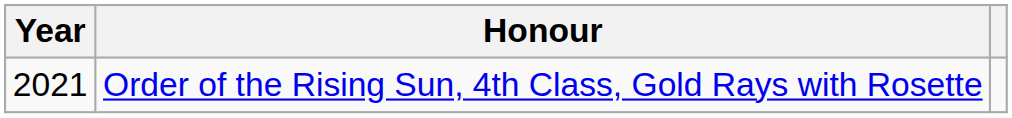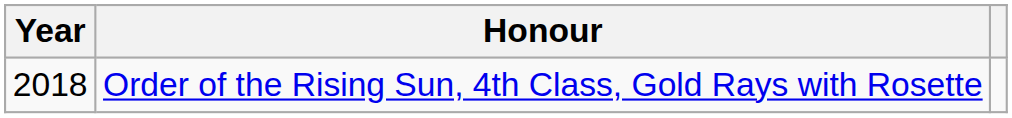(50, 84) 2021 -> (50, 84) 2018
